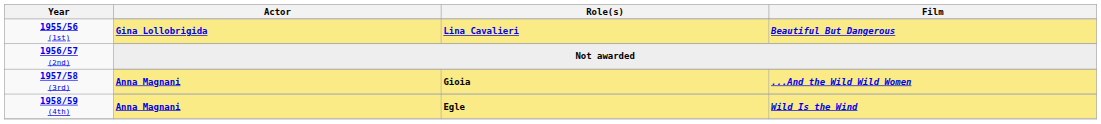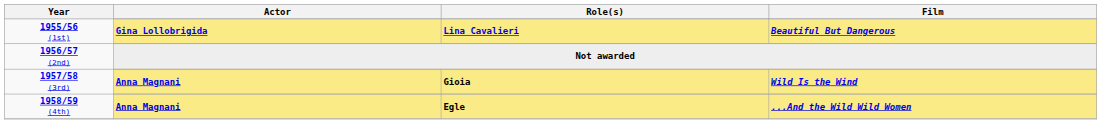(841, 81) ...And the Wild Wild Women -> (814, 81) Wild Is the Wind
(814, 106) Wild Is the Wind -> (841, 106) ...And the Wild Wild Women
